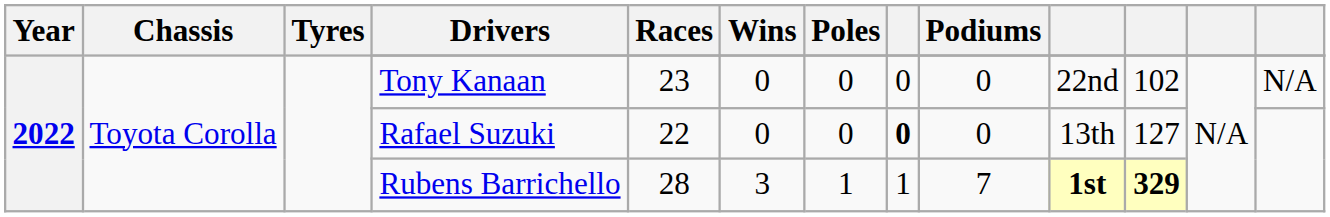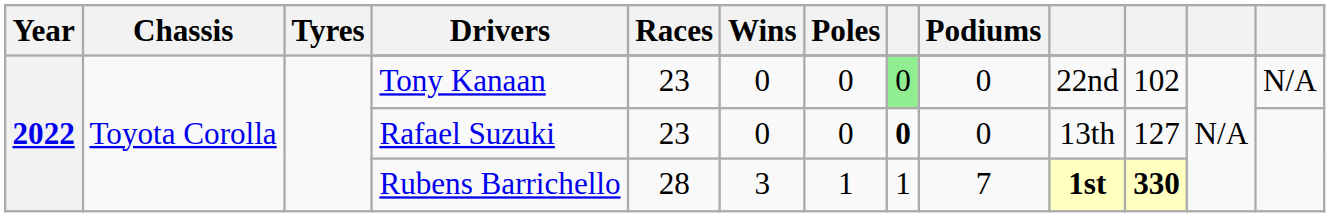(903, 81) no background -> (903, 81) lightgreen background
(674, 132) 22 -> (674, 132) 23
(1157, 183) 329 -> (1157, 183) 330
